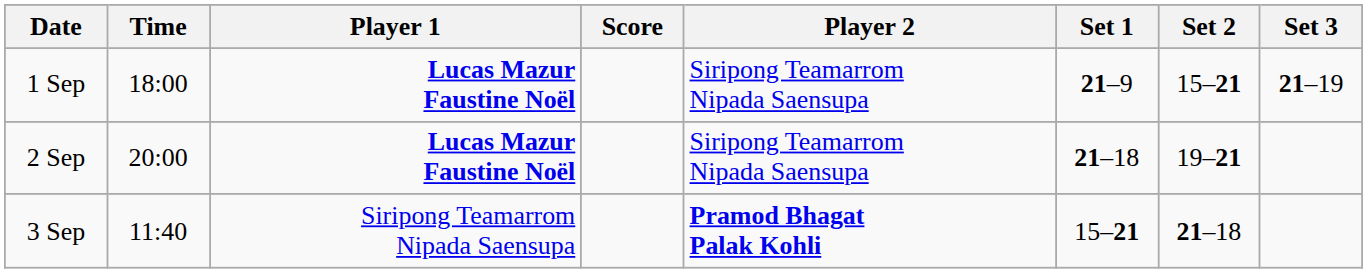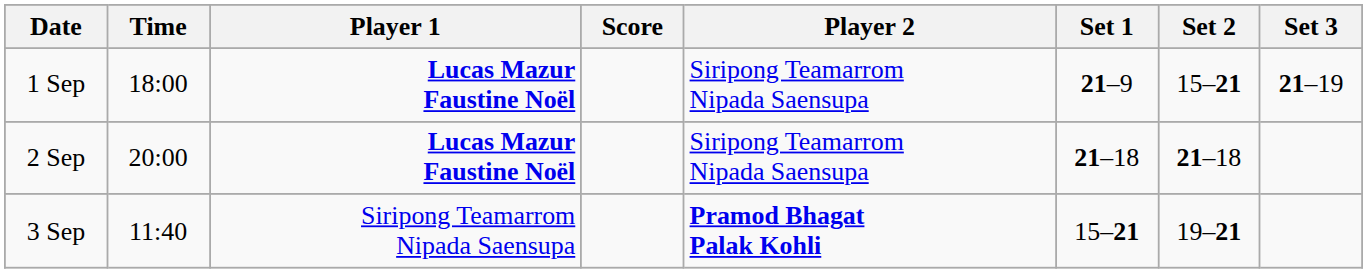(1209, 157) 19–21 -> (1209, 157) 21–18
(1209, 231) 21–18 -> (1209, 231) 19–21
